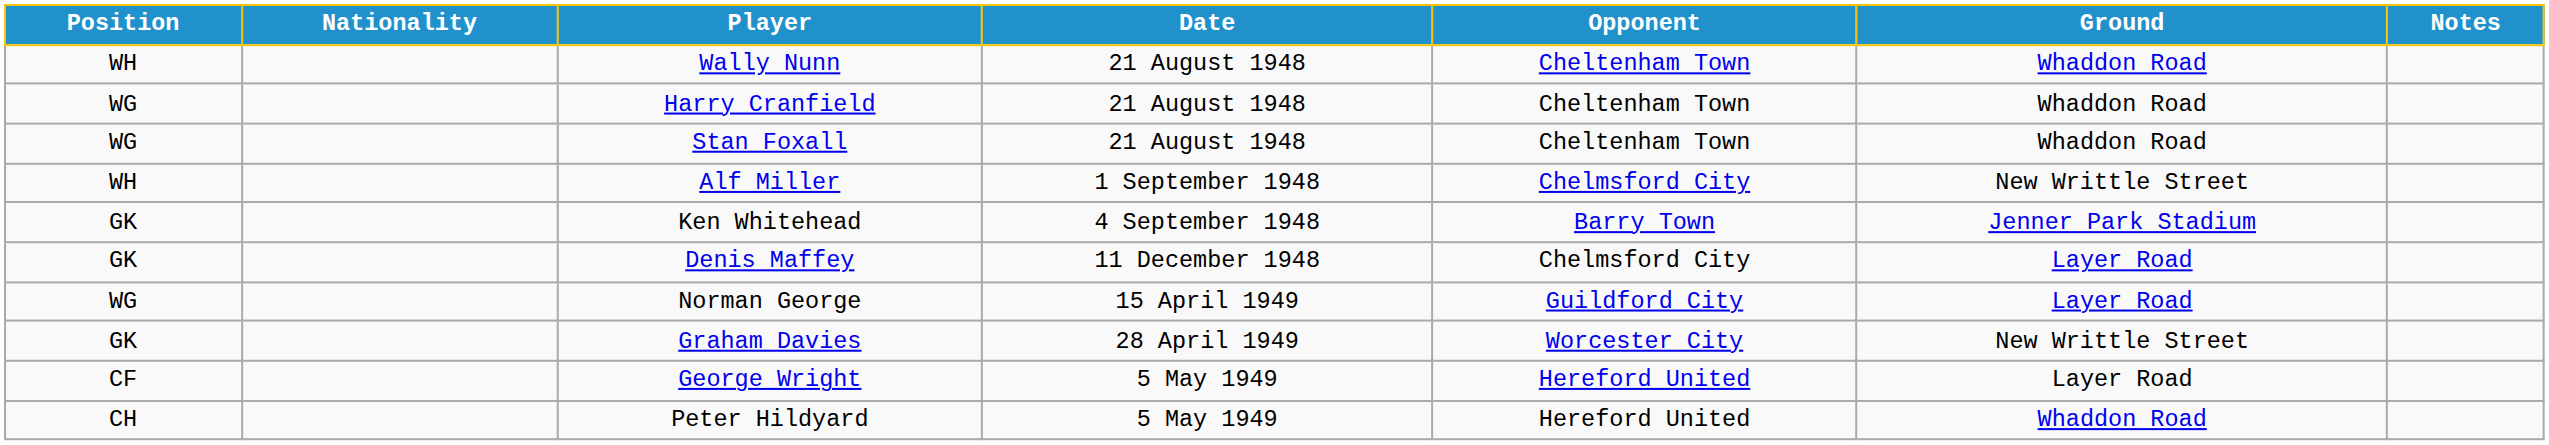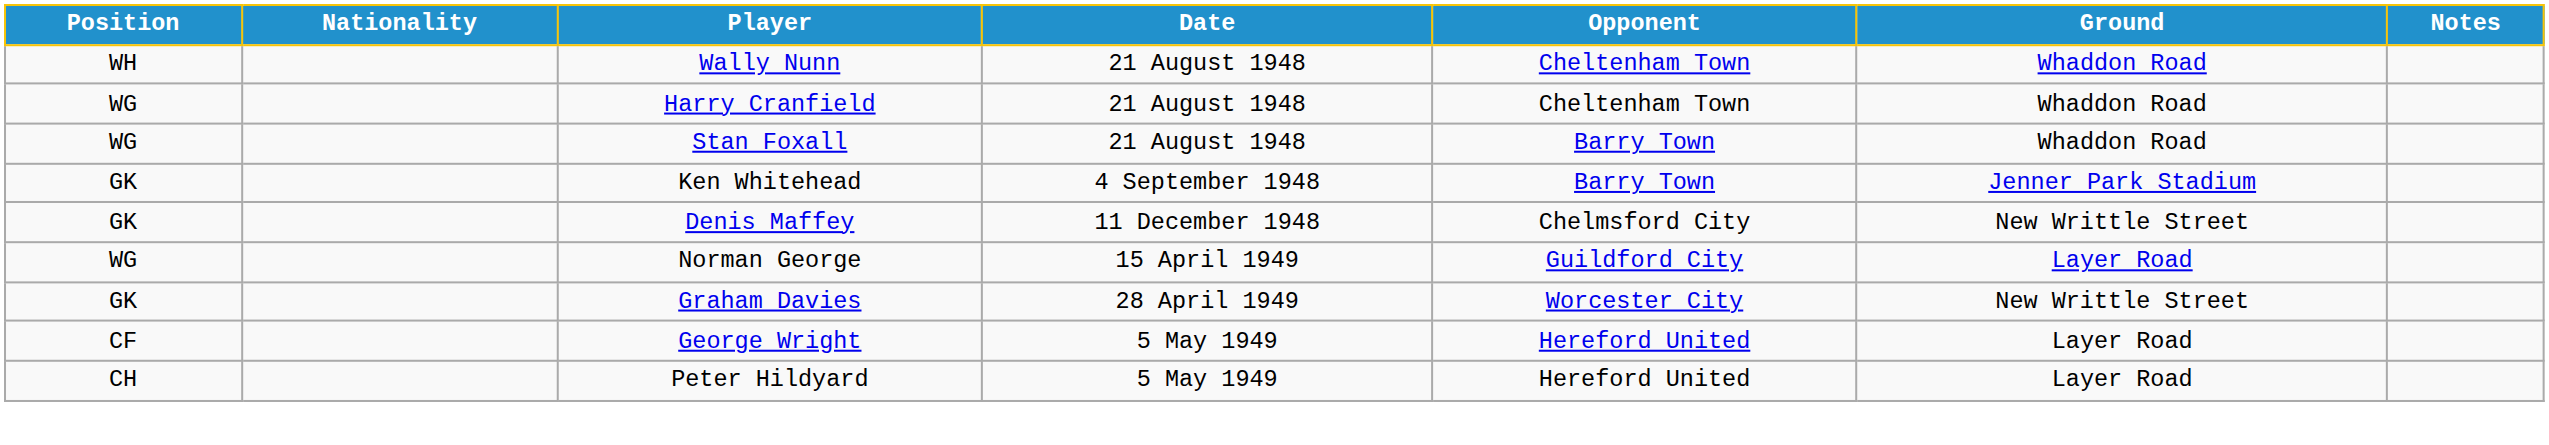(1645, 143) Cheltenham Town -> (1645, 143) Barry Town
- row: (770, 182)
(2122, 262) Layer Road -> (2122, 222) New Writtle Street
(2122, 420) Whaddon Road -> (2122, 380) Layer Road
